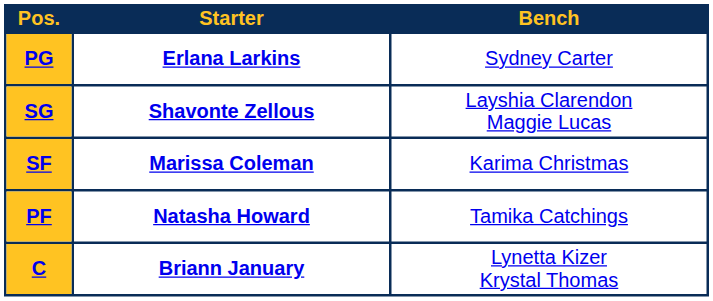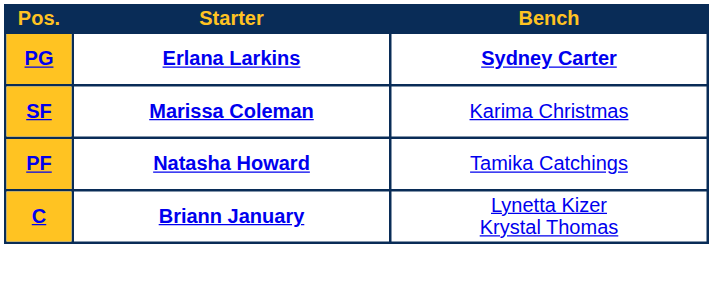(549, 58) normal -> (549, 58) bold
- row: (39, 111)
